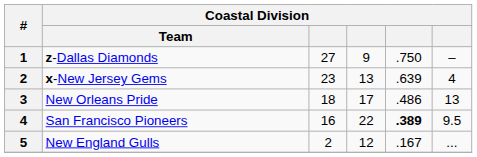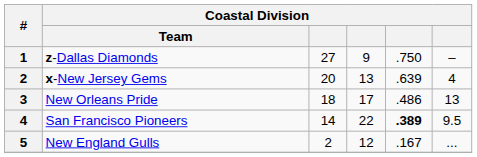(328, 79) 23 -> (328, 79) 20
(328, 121) 16 -> (328, 121) 14
